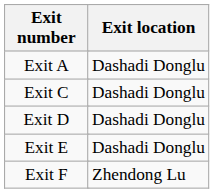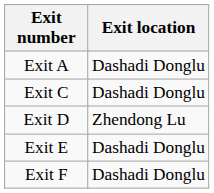(148, 119) Dashadi Donglu -> (139, 119) Zhendong Lu
(139, 174) Zhendong Lu -> (148, 174) Dashadi Donglu
